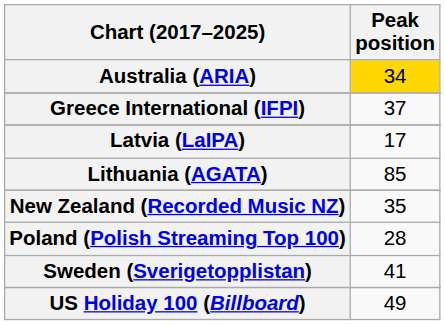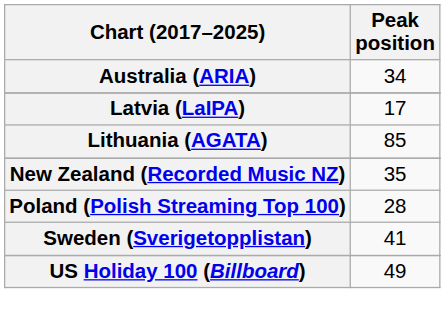(395, 76) gold background -> (395, 76) no background
- row: (178, 108)
